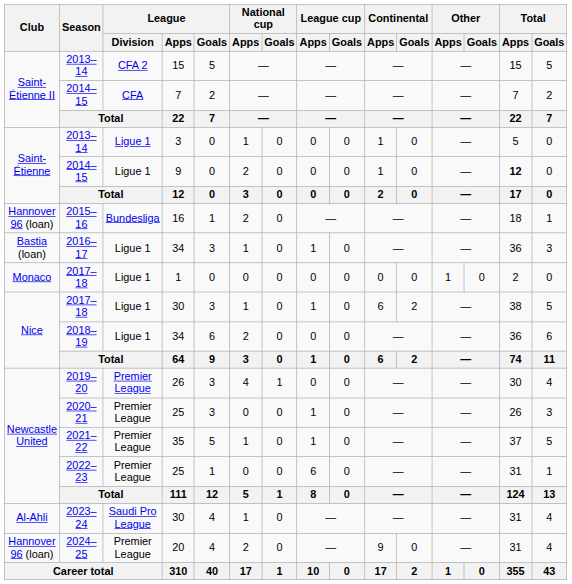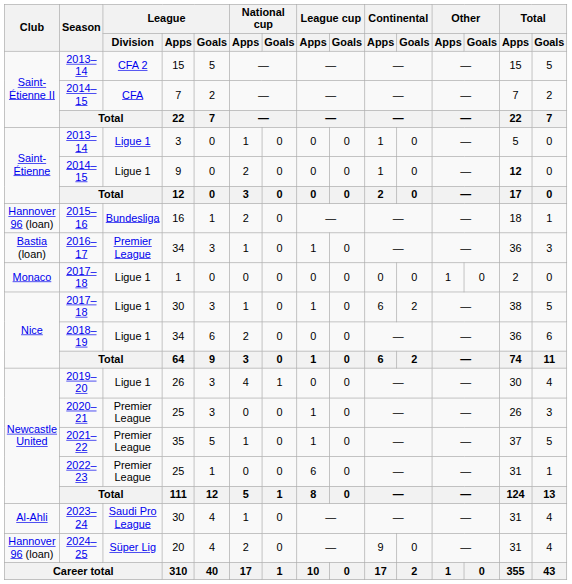(133, 247) Ligue 1 -> (133, 247) Premier League
(133, 383) Premier League -> (133, 383) Ligue 1
(133, 547) Premier League -> (133, 547) Süper Lig
